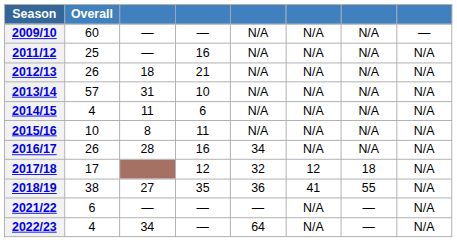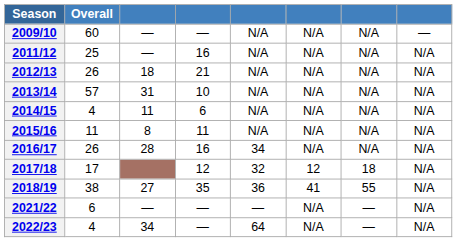(92, 130) 10 -> (92, 130) 11
